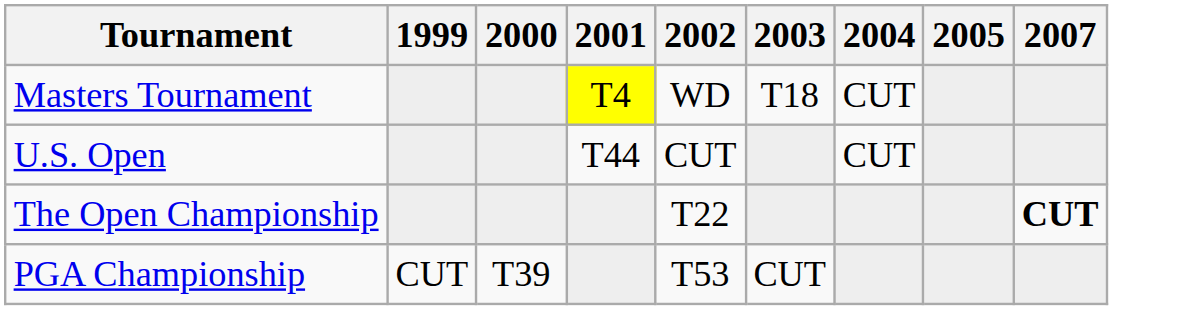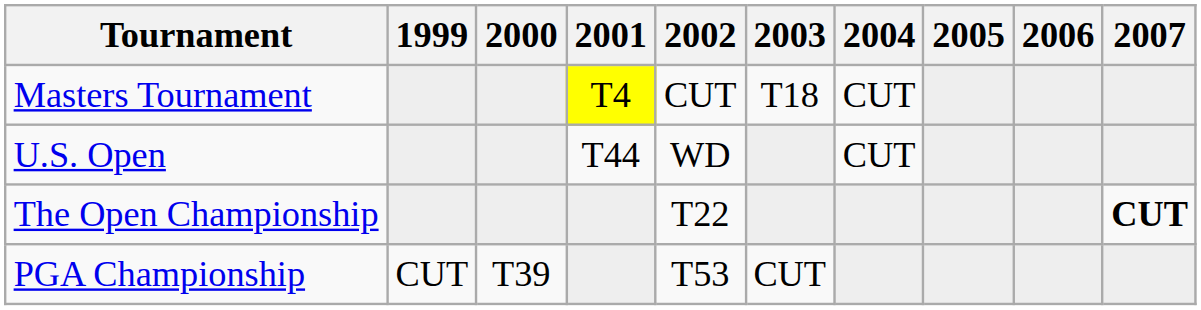+ column: (1058, 34)
(700, 94) WD -> (700, 94) CUT
(700, 154) CUT -> (700, 154) WD
